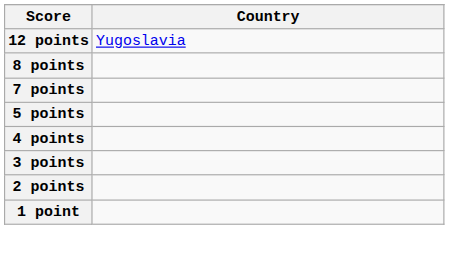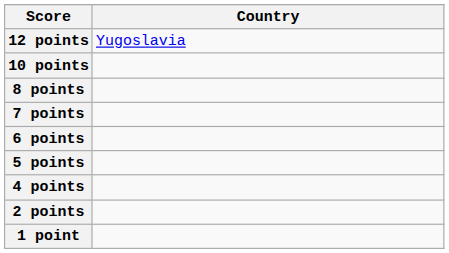+ row: (49, 65)
+ row: (48, 139)
- row: (48, 163)
